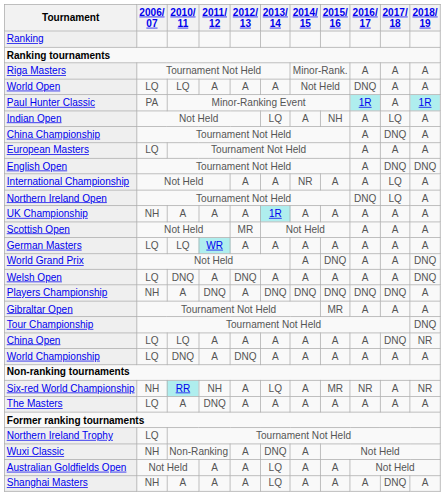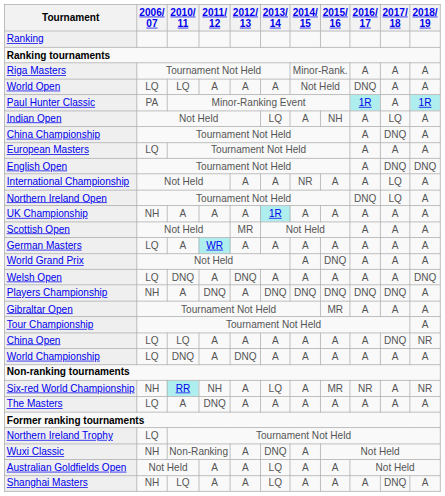(183, 245) LQ -> (183, 245) A
(425, 261) DNQ -> (425, 261) A
(425, 324) DNQ -> (425, 324) A
(183, 483) A -> (183, 483) LQ
